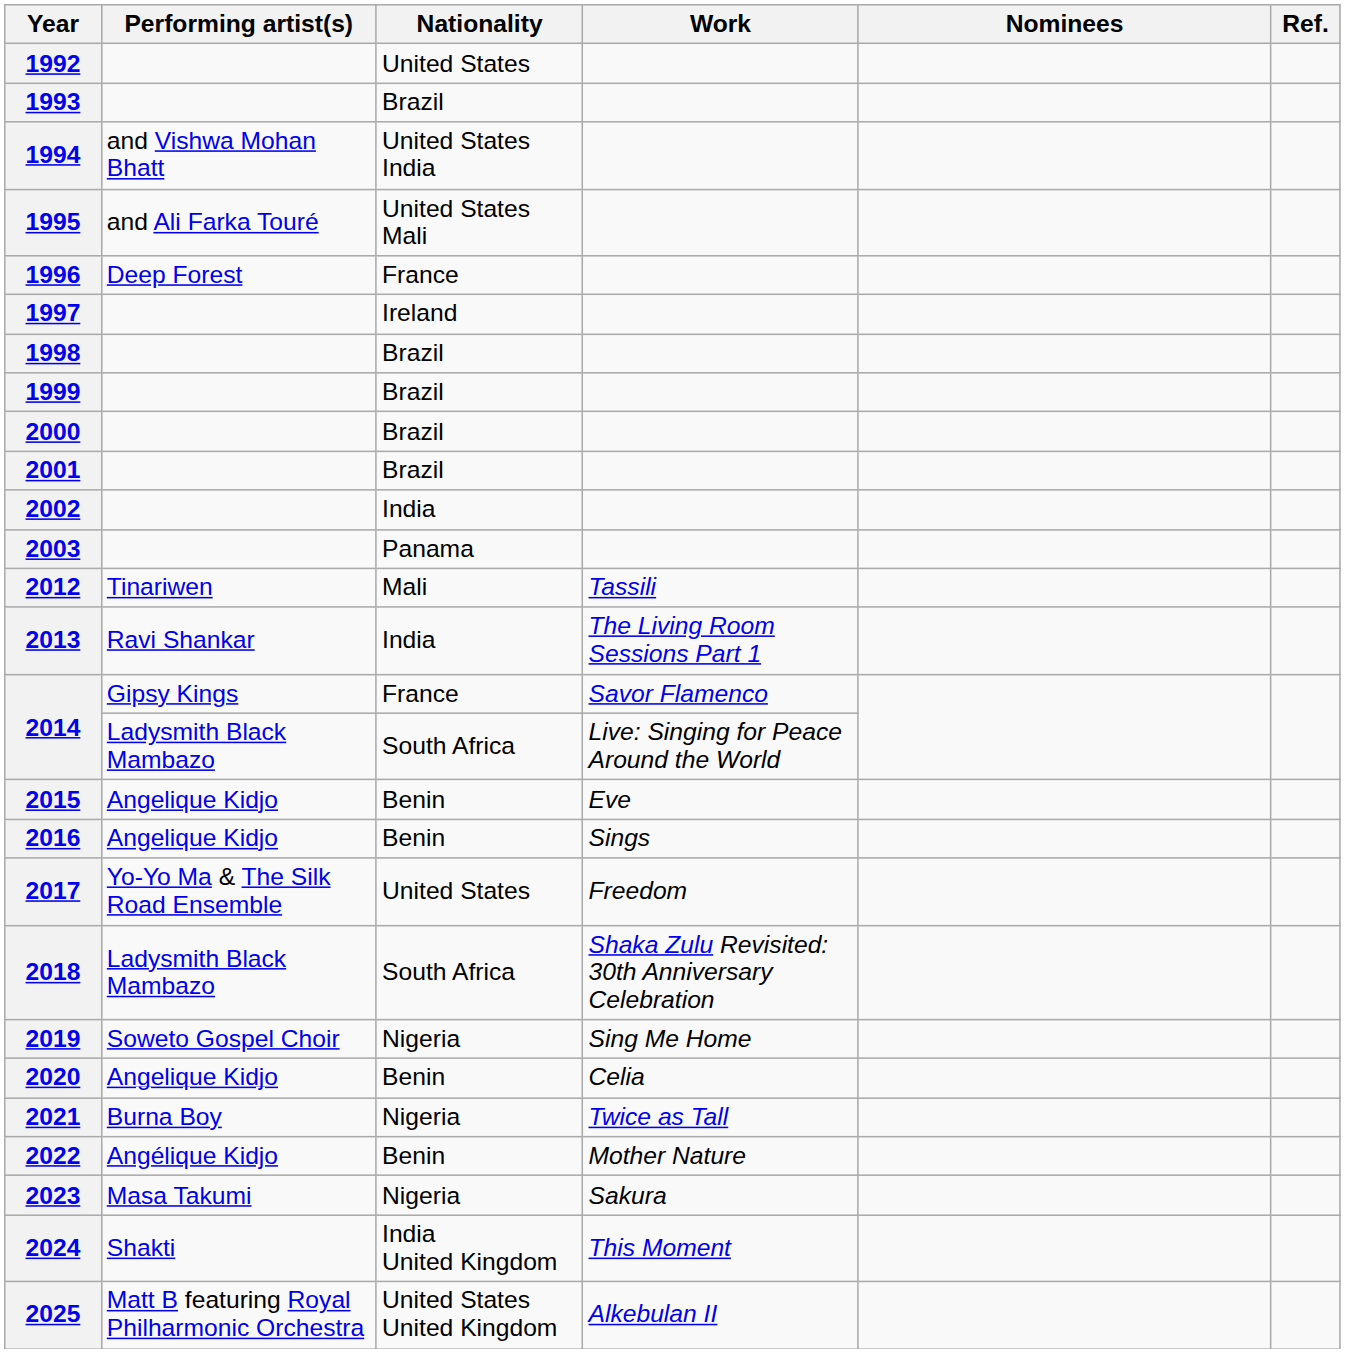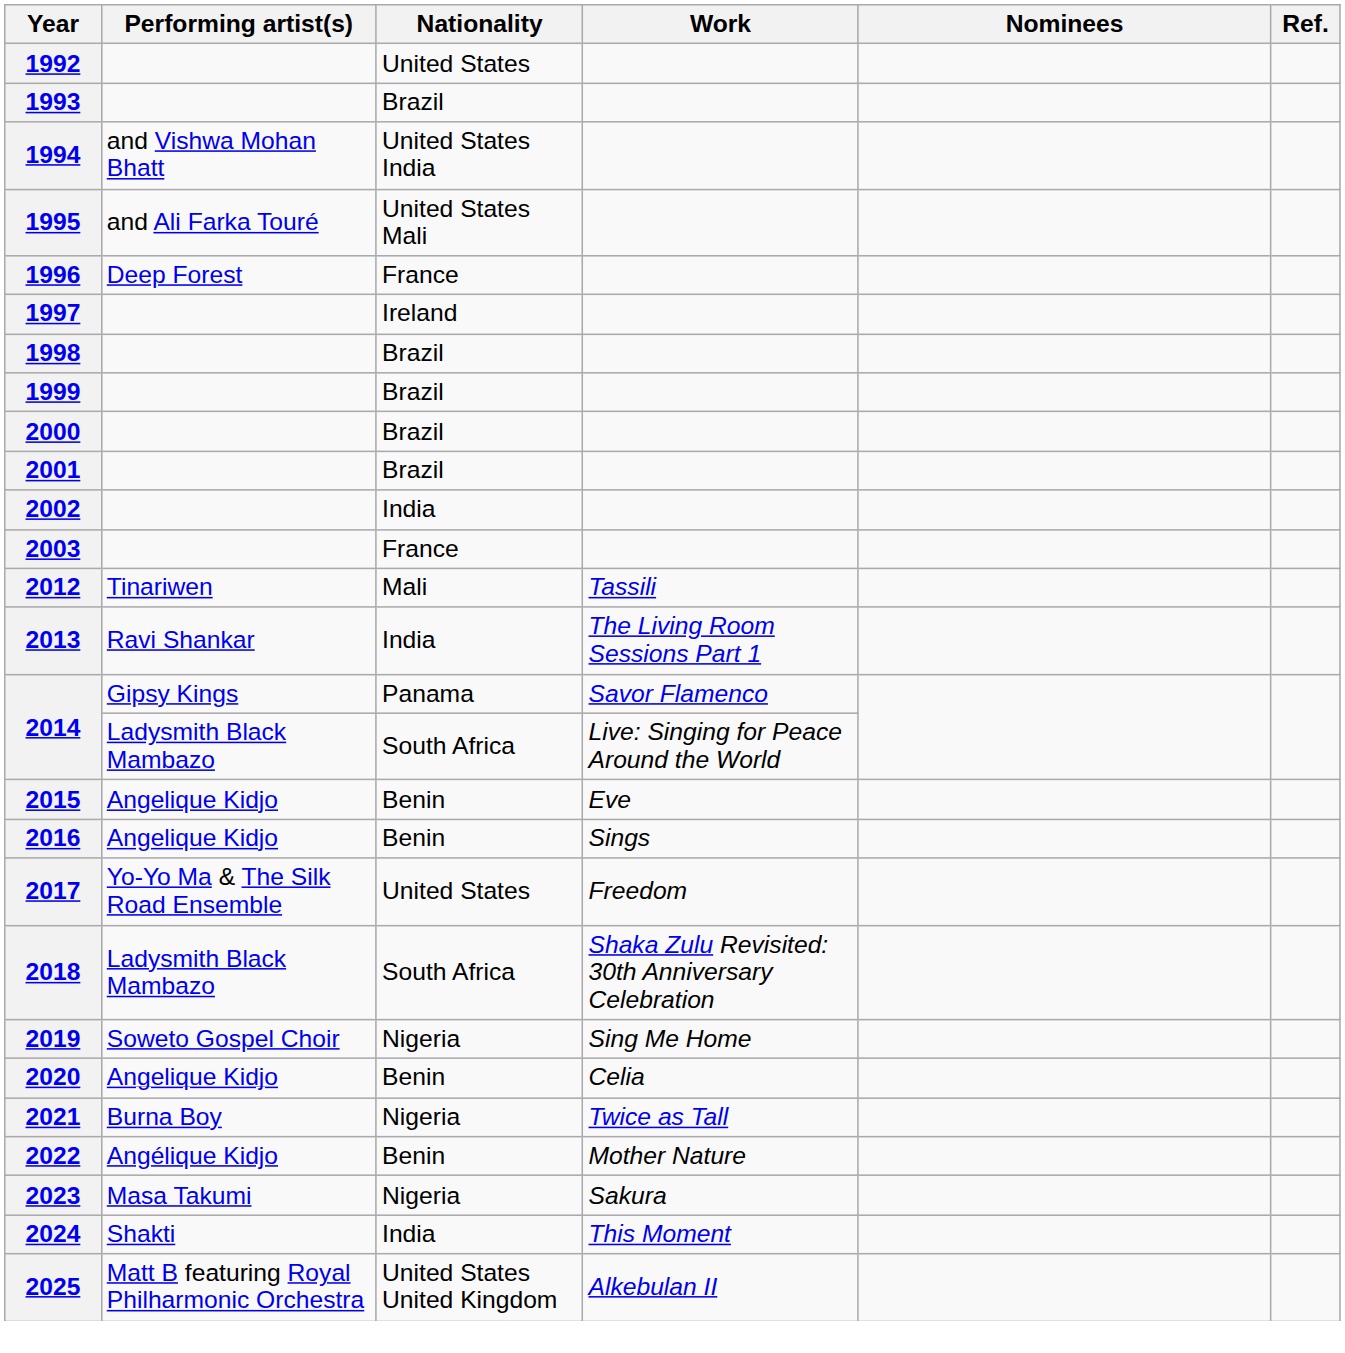(428, 548) Panama -> (420, 548) France
(420, 693) France -> (428, 693) Panama
(470, 1247) India United Kingdom -> (409, 1234) India
